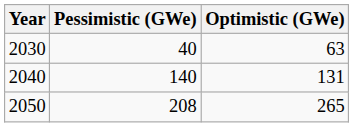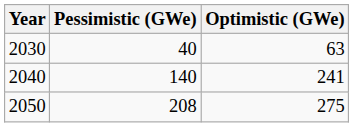(331, 77) 131 -> (331, 77) 241
(331, 106) 265 -> (331, 106) 275
